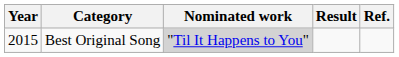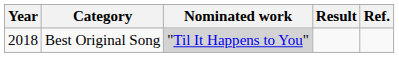(23, 40) 2015 -> (23, 40) 2018
